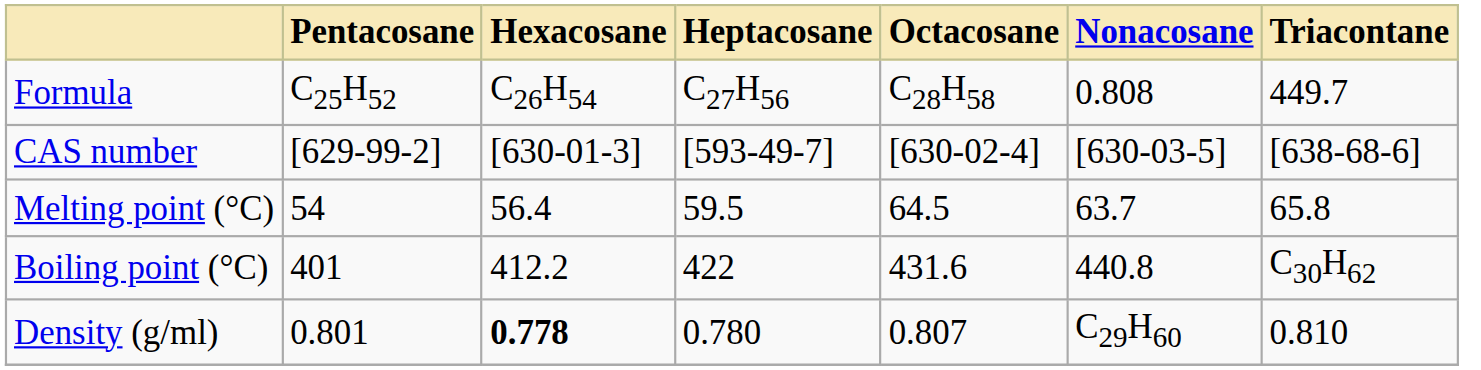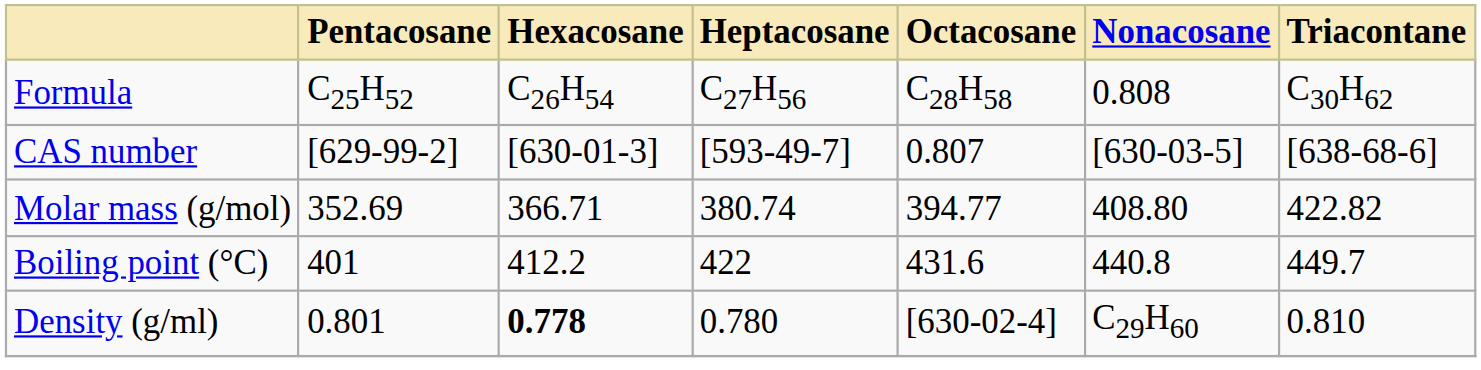(1309, 92) 449.7 -> (1340, 92) C30H62
(964, 151) [630-02-4] -> (945, 151) 0.807
+ row: (153, 207)
- row: (144, 207)
(1323, 267) C30H62 -> (1326, 262) 449.7
(928, 331) 0.807 -> (981, 322) [630-02-4]
